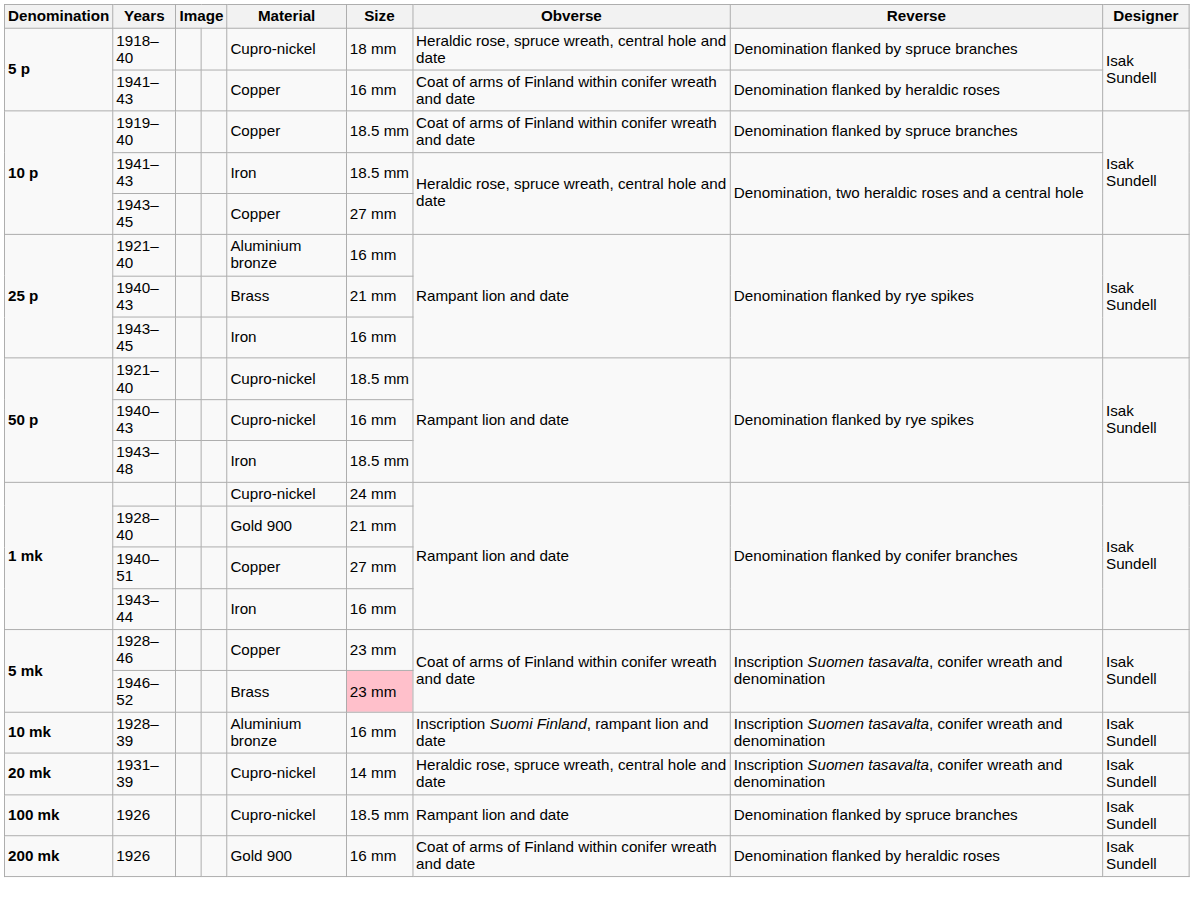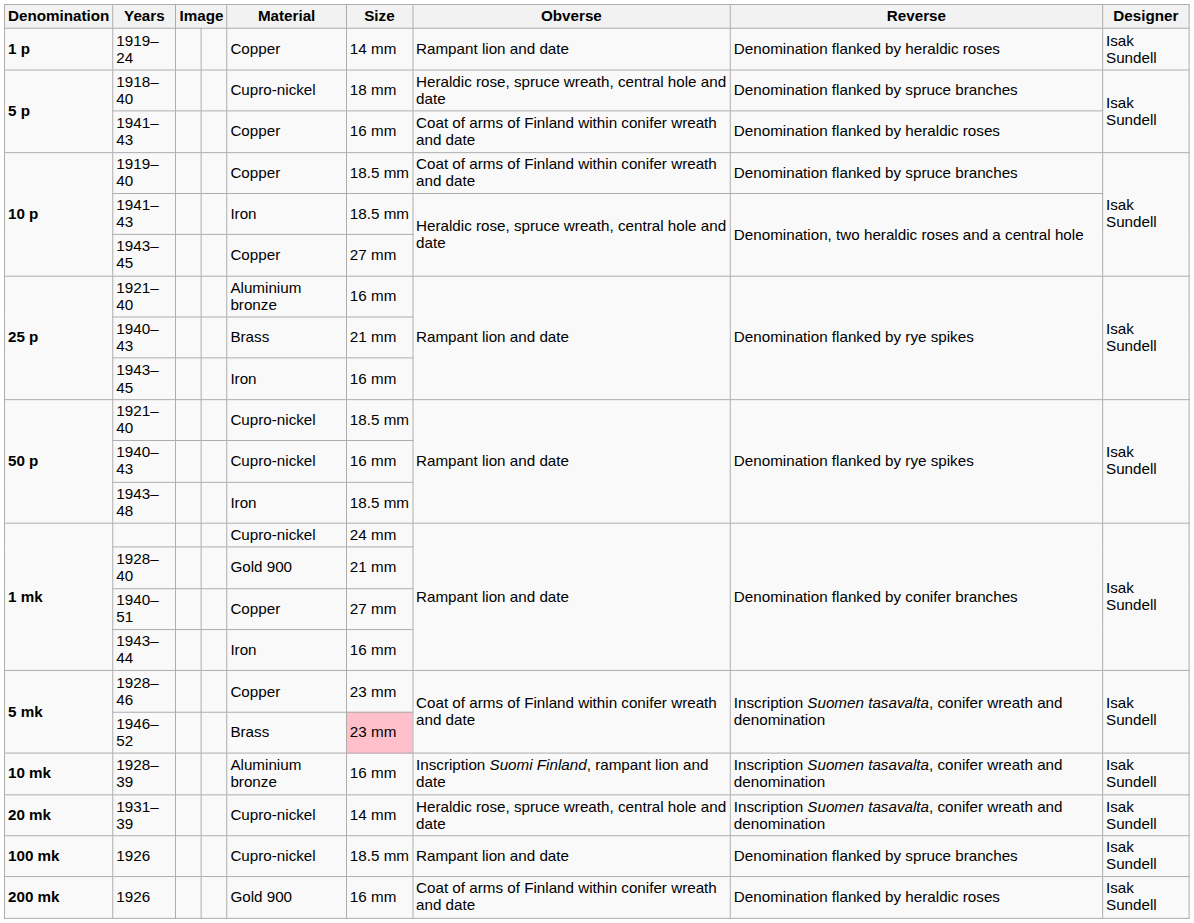+ row: (19, 49)
